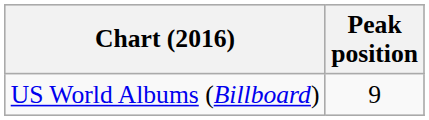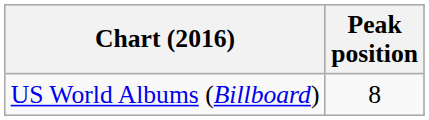(375, 94) 9 -> (375, 94) 8
